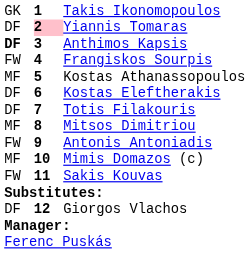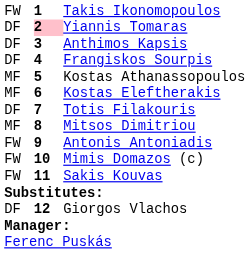(12, 11) GK -> (12, 11) FW
(12, 44) bold -> (12, 44) normal
(12, 61) FW -> (12, 61) DF
(12, 94) DF -> (12, 94) MF
(12, 160) MF -> (12, 160) FW
